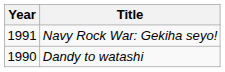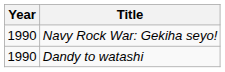(22, 35) 1991 -> (22, 35) 1990
